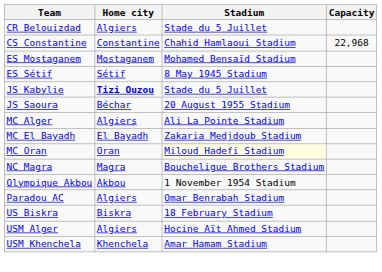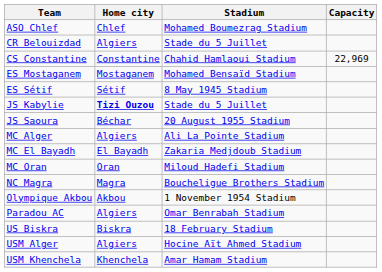+ row: (32, 28)
(352, 43) 22,968 -> (352, 58) 22,969
(224, 151) lightyellow background -> (224, 167) no background
